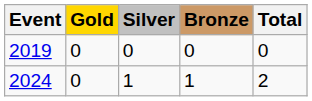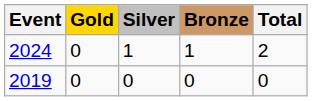rows swapped: (30, 50) <-> (30, 80)
